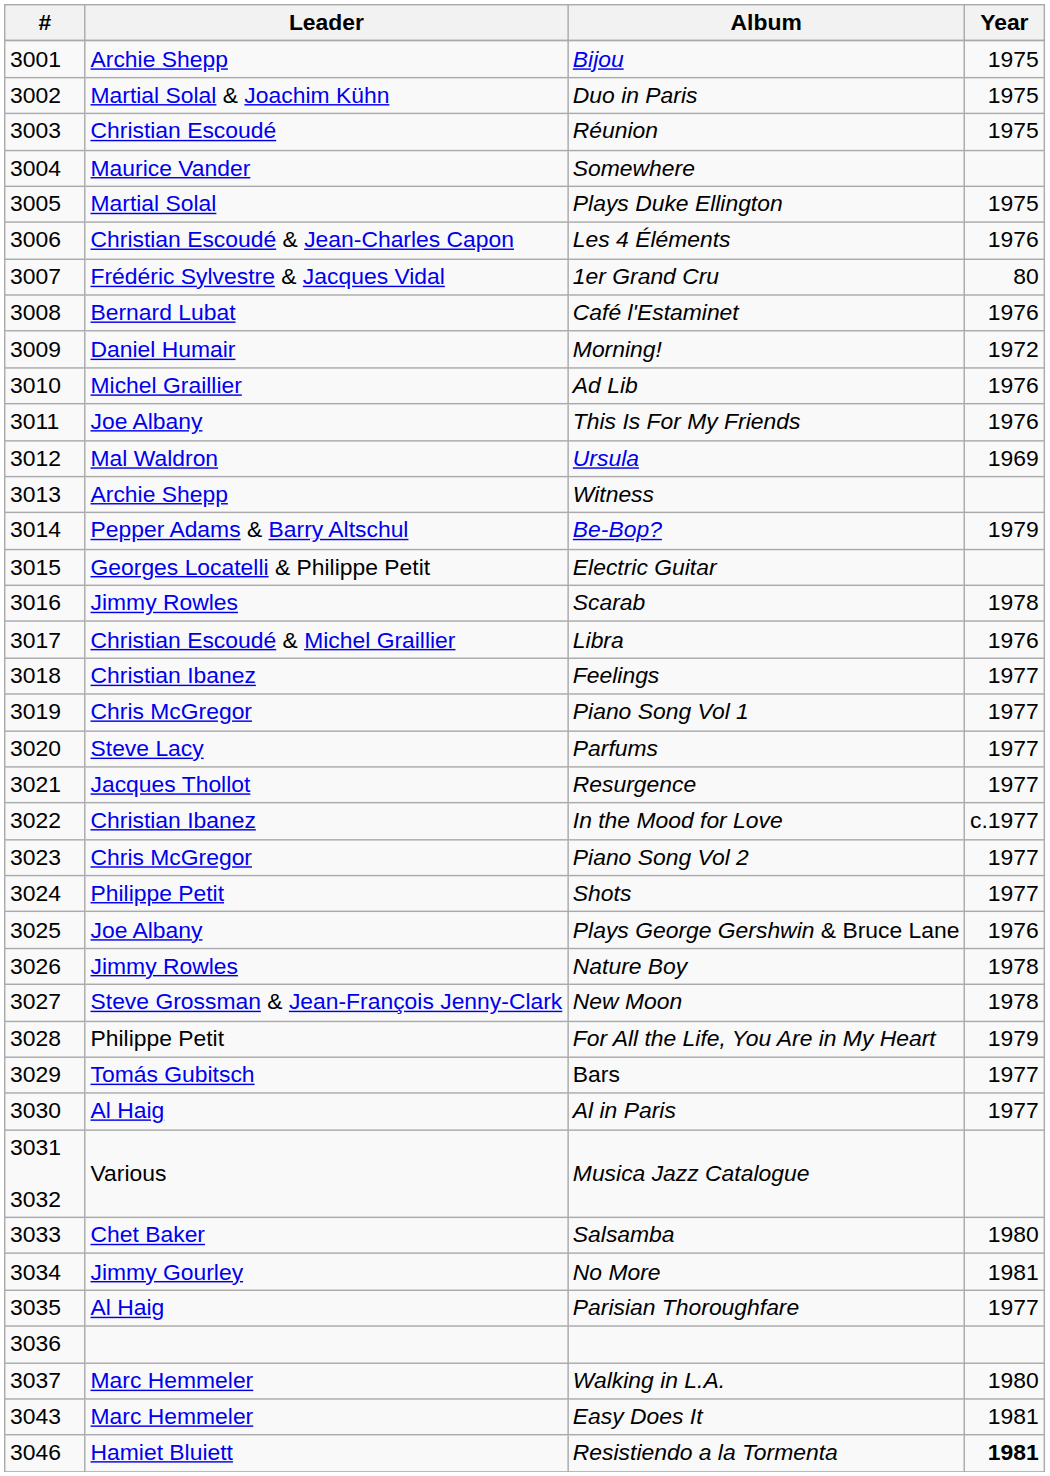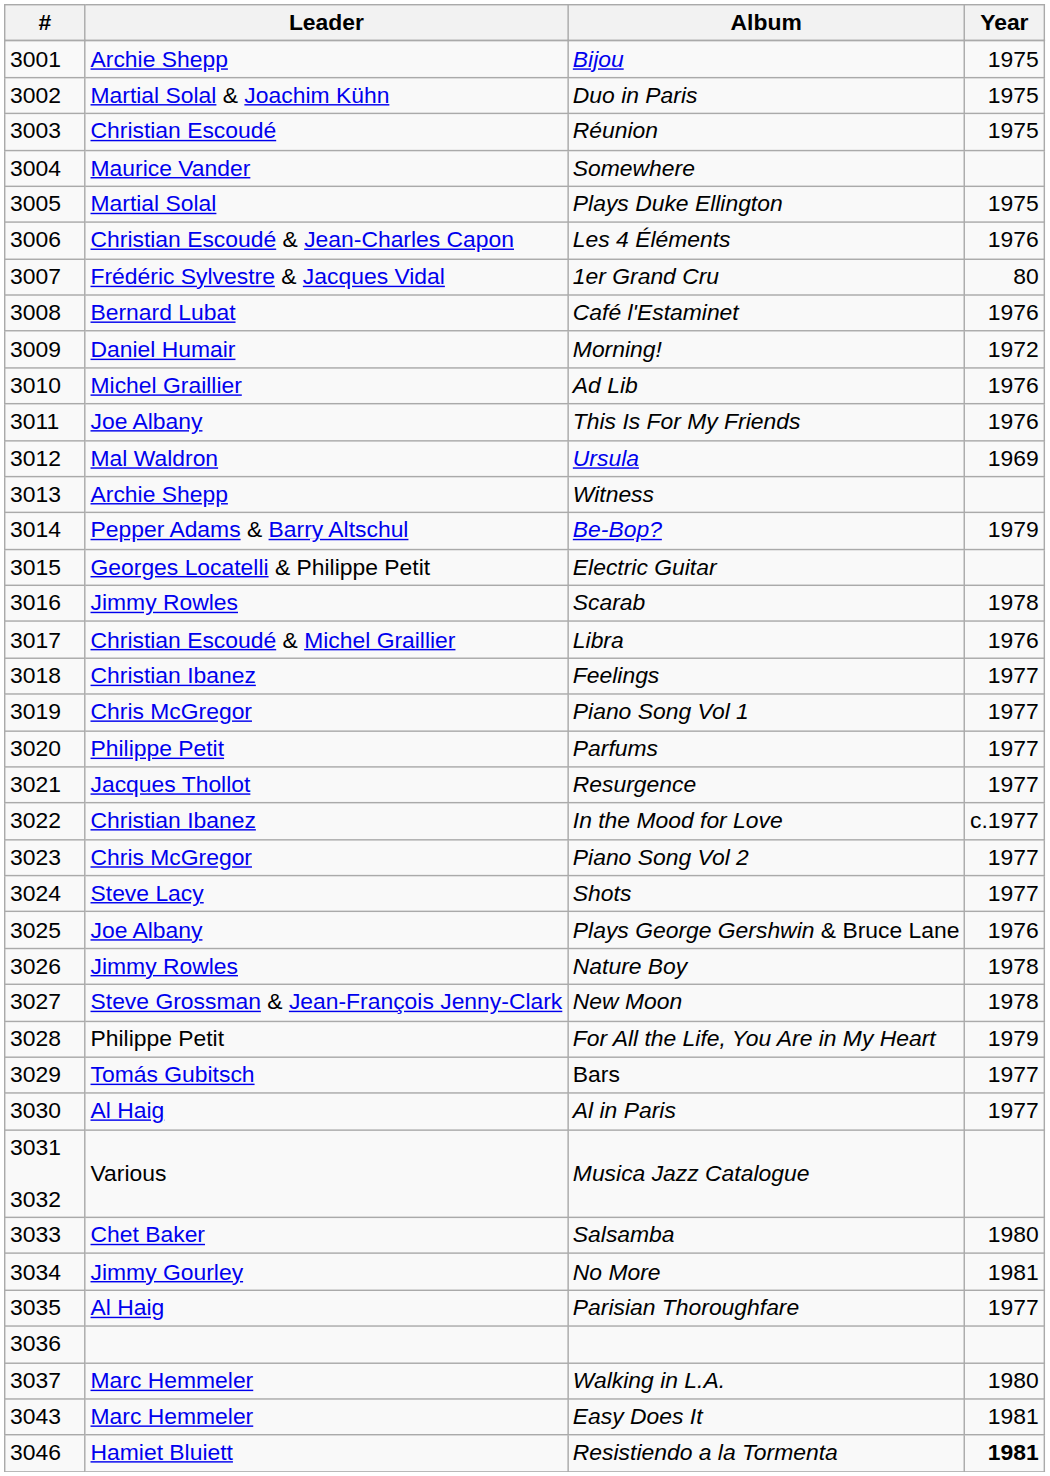(147, 748) Steve Lacy -> (157, 748) Philippe Petit
(157, 893) Philippe Petit -> (147, 893) Steve Lacy
